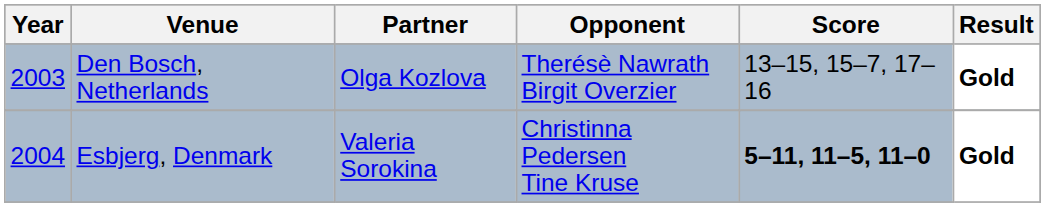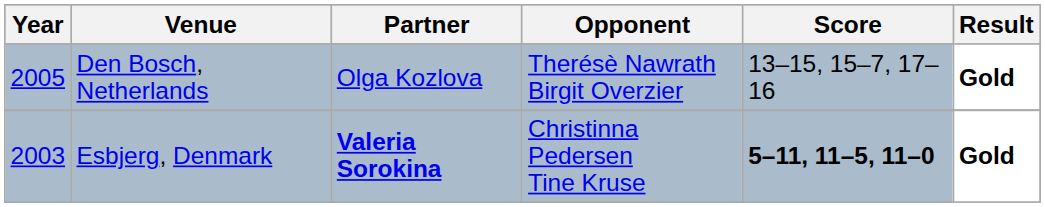(38, 77) 2003 -> (38, 77) 2005
(38, 156) 2004 -> (38, 156) 2003
(389, 156) normal -> (389, 156) bold
